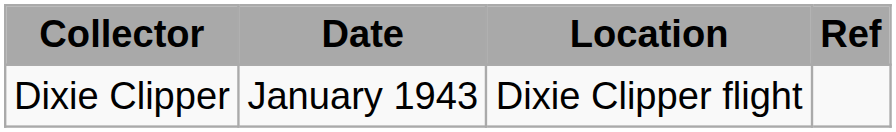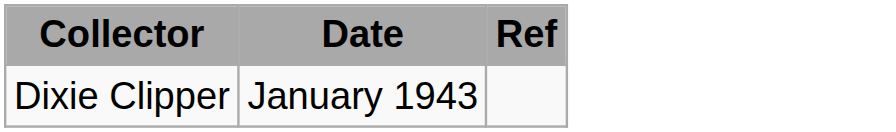- column: (649, 34)
